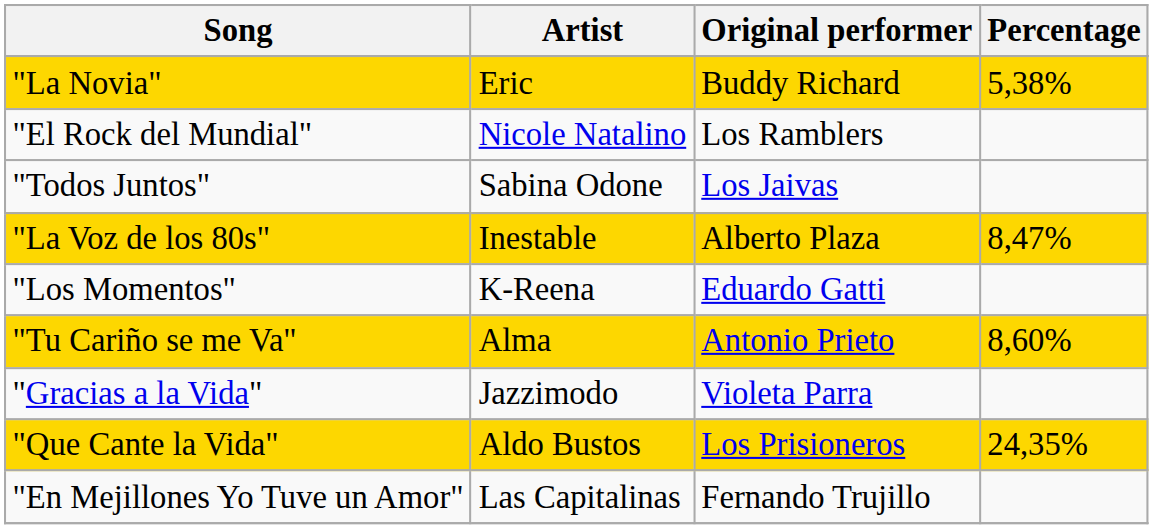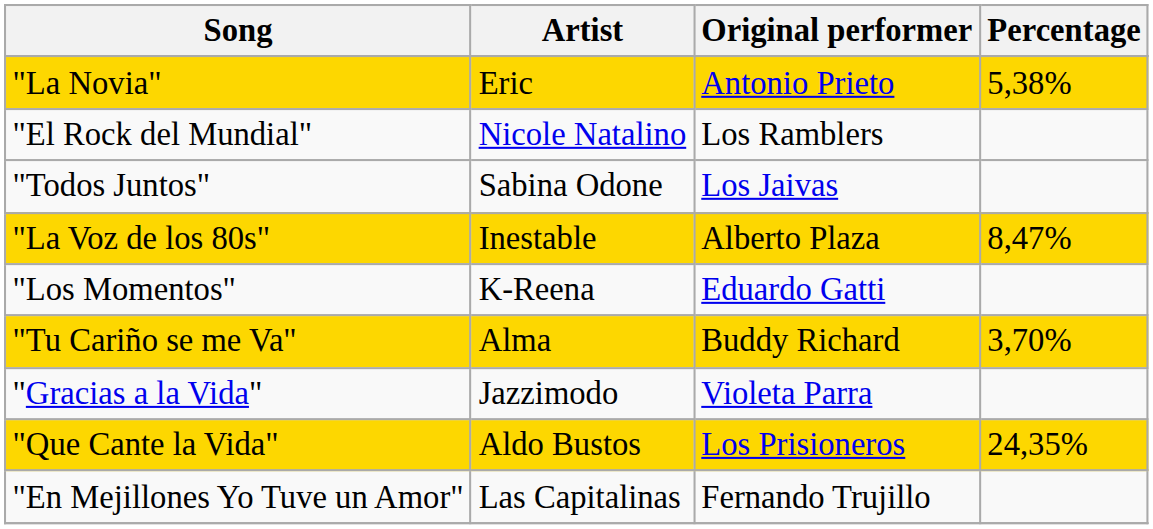(801, 82) Buddy Richard -> (798, 82) Antonio Prieto
(798, 340) Antonio Prieto -> (801, 340) Buddy Richard
(1029, 340) 8,60% -> (1029, 340) 3,70%
